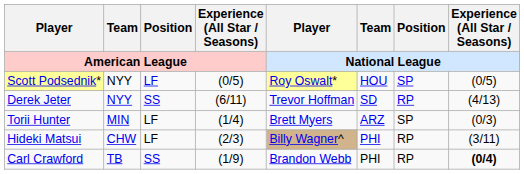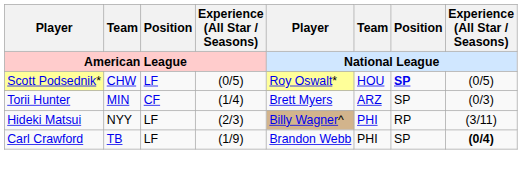(119, 81) NYY -> (121, 81) CHW
(405, 81) normal -> (402, 81) bold
- row: (39, 100)
(151, 120) LF -> (152, 100) CF
(121, 139) CHW -> (119, 120) NYY
(152, 159) SS -> (151, 139) LF
(405, 159) RP -> (402, 139) SP
